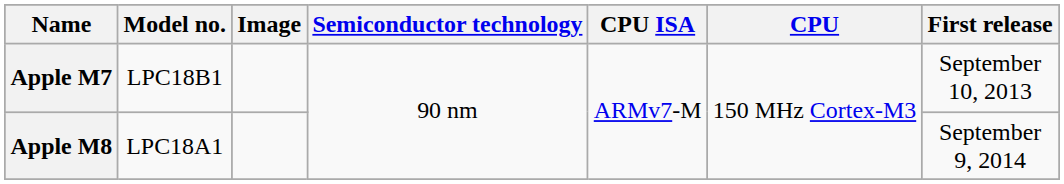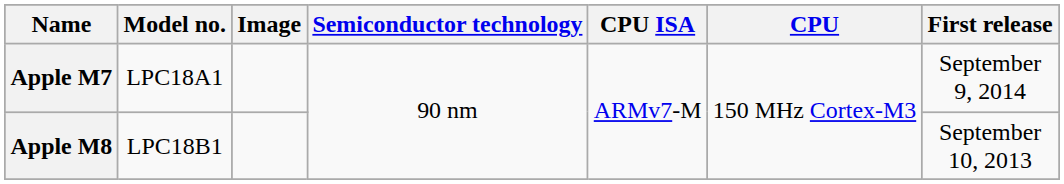(175, 77) LPC18B1 -> (175, 77) LPC18A1
(990, 77) September 10, 2013 -> (990, 77) September 9, 2014
(175, 145) LPC18A1 -> (175, 145) LPC18B1
(990, 145) September 9, 2014 -> (990, 145) September 10, 2013
